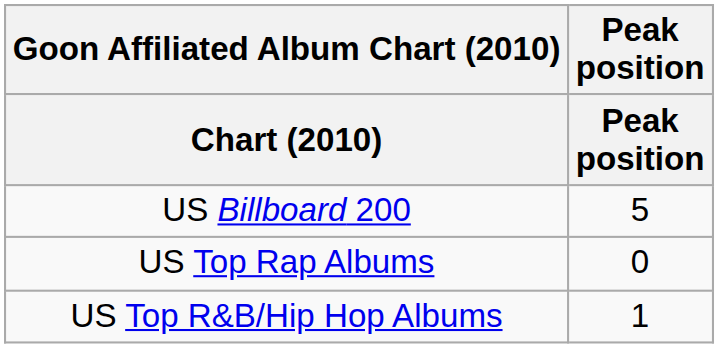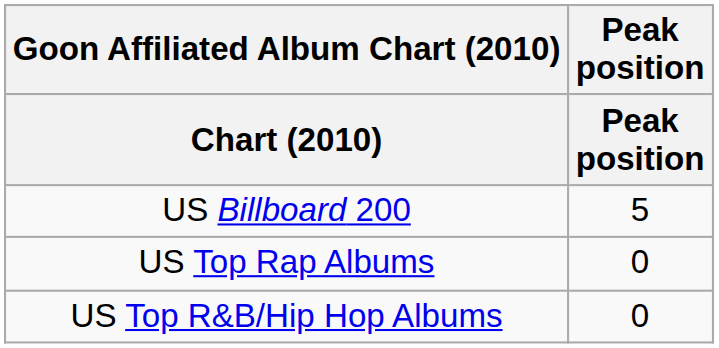(640, 315) 1 -> (640, 315) 0
